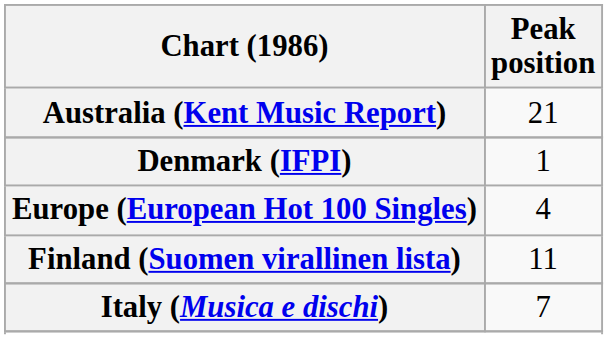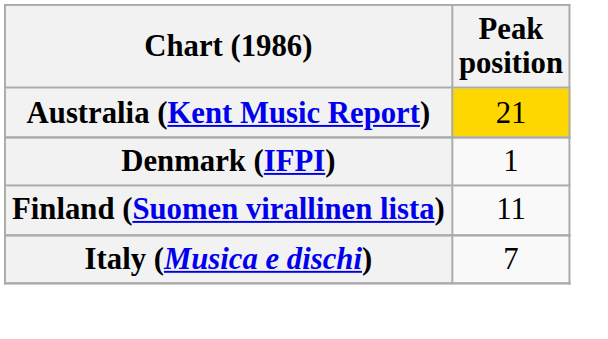(543, 112) no background -> (511, 112) gold background
- row: (244, 209)
